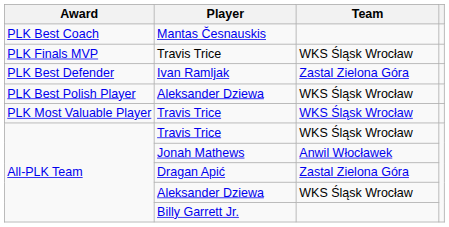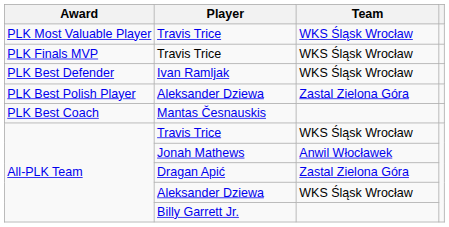rows swapped: (79, 113) <-> (53, 34)
(354, 73) Zastal Zielona Góra -> (356, 73) WKS Śląsk Wrocław
(356, 93) WKS Śląsk Wrocław -> (354, 93) Zastal Zielona Góra
